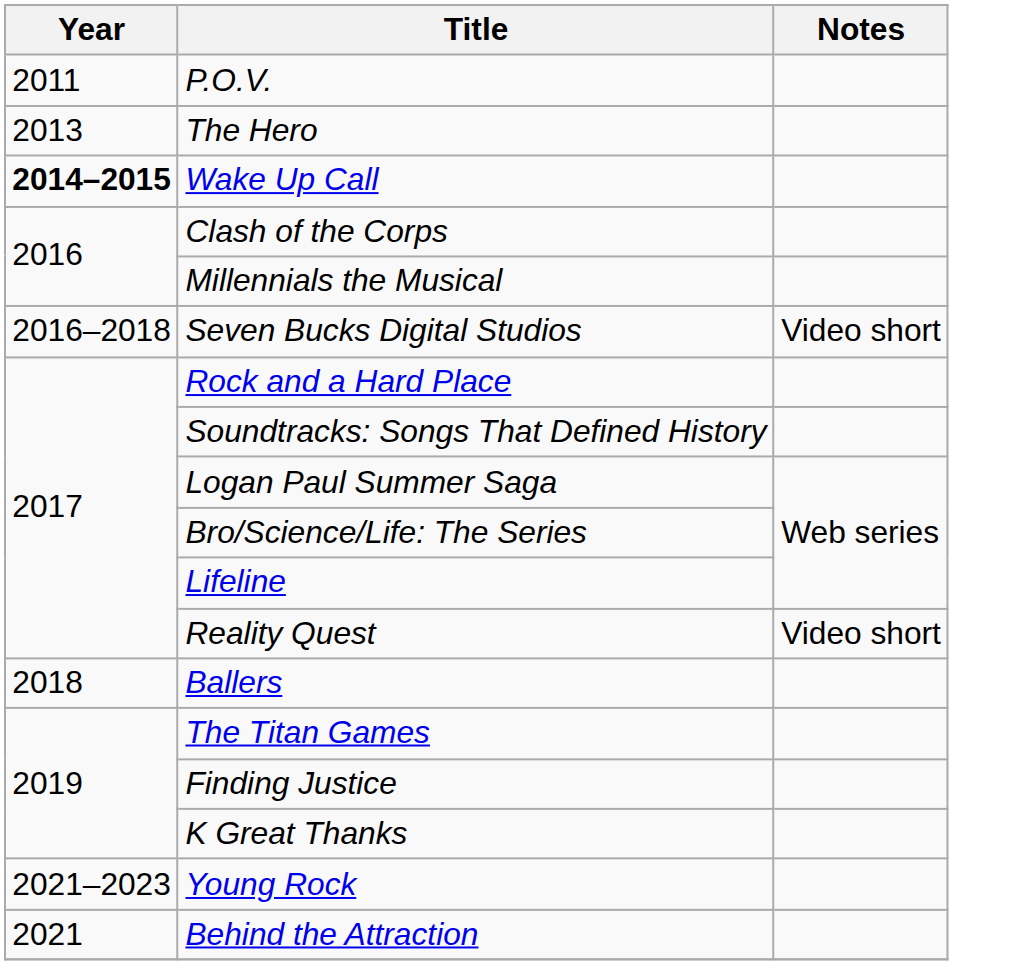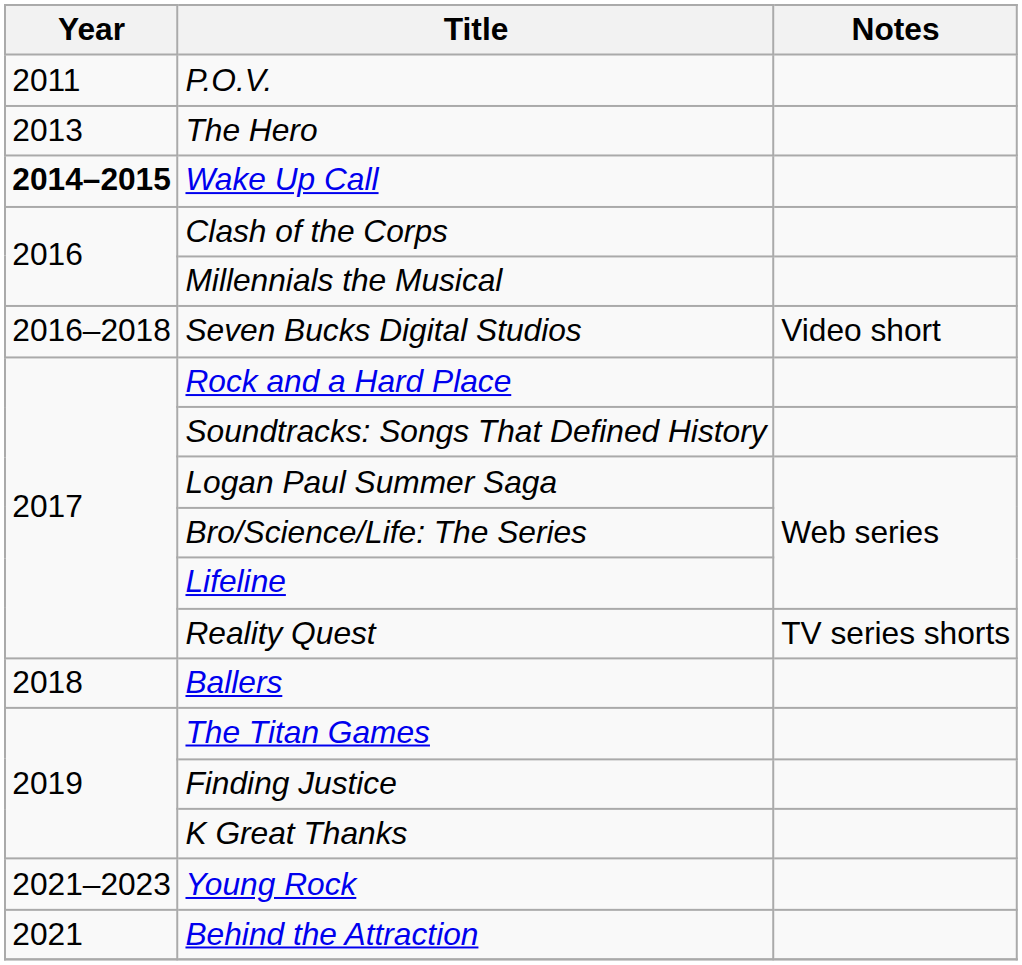(861, 632) Video short -> (896, 632) TV series shorts
